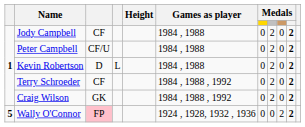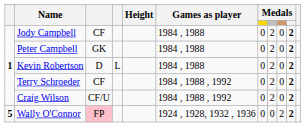(99, 49) CF/U -> (99, 49) GK
(99, 98) GK -> (99, 98) CF/U
